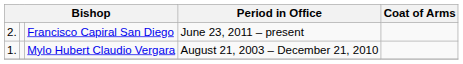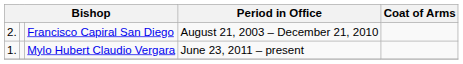(242, 31) June 23, 2011 – present -> (279, 31) August 21, 2003 – December 21, 2010
(279, 50) August 21, 2003 – December 21, 2010 -> (242, 50) June 23, 2011 – present
